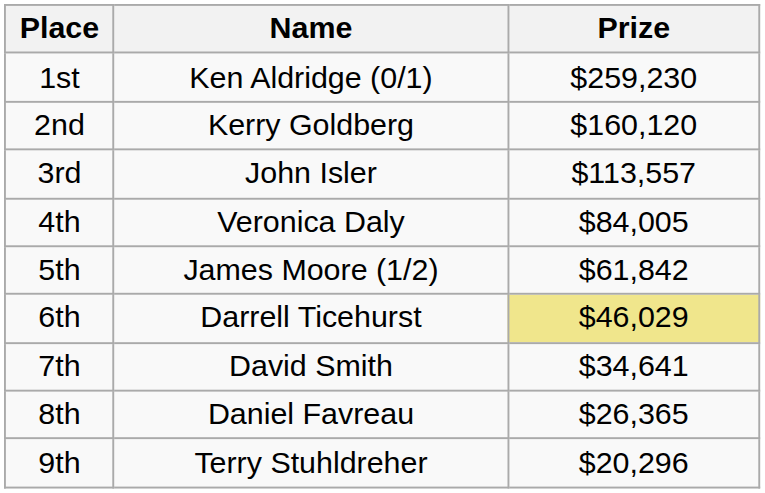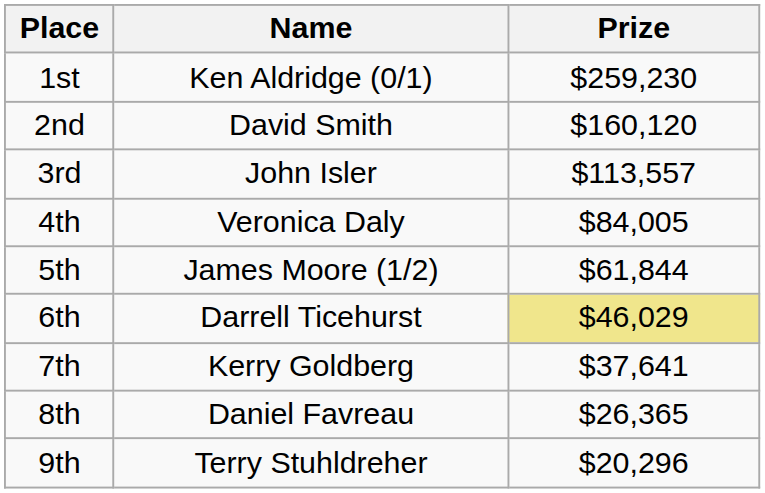(311, 125) Kerry Goldberg -> (311, 125) David Smith
(634, 269) $61,842 -> (634, 269) $61,844
(311, 366) David Smith -> (311, 366) Kerry Goldberg
(634, 366) $34,641 -> (634, 366) $37,641
